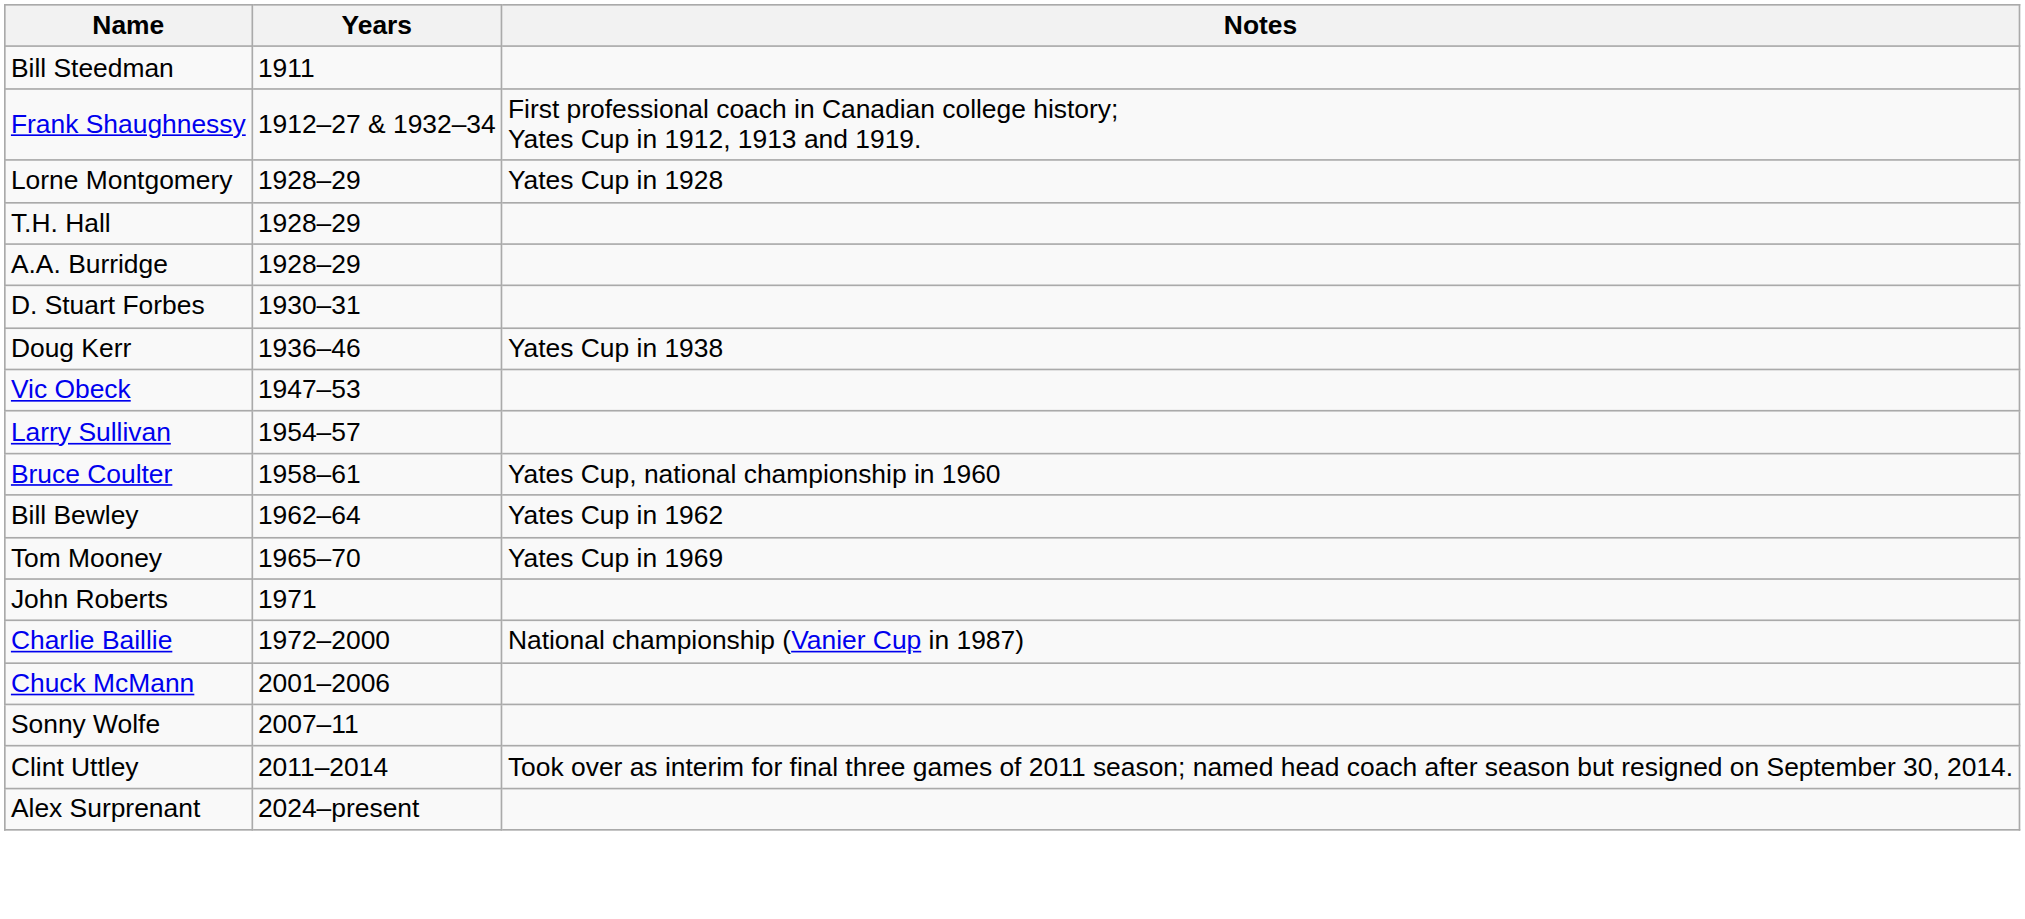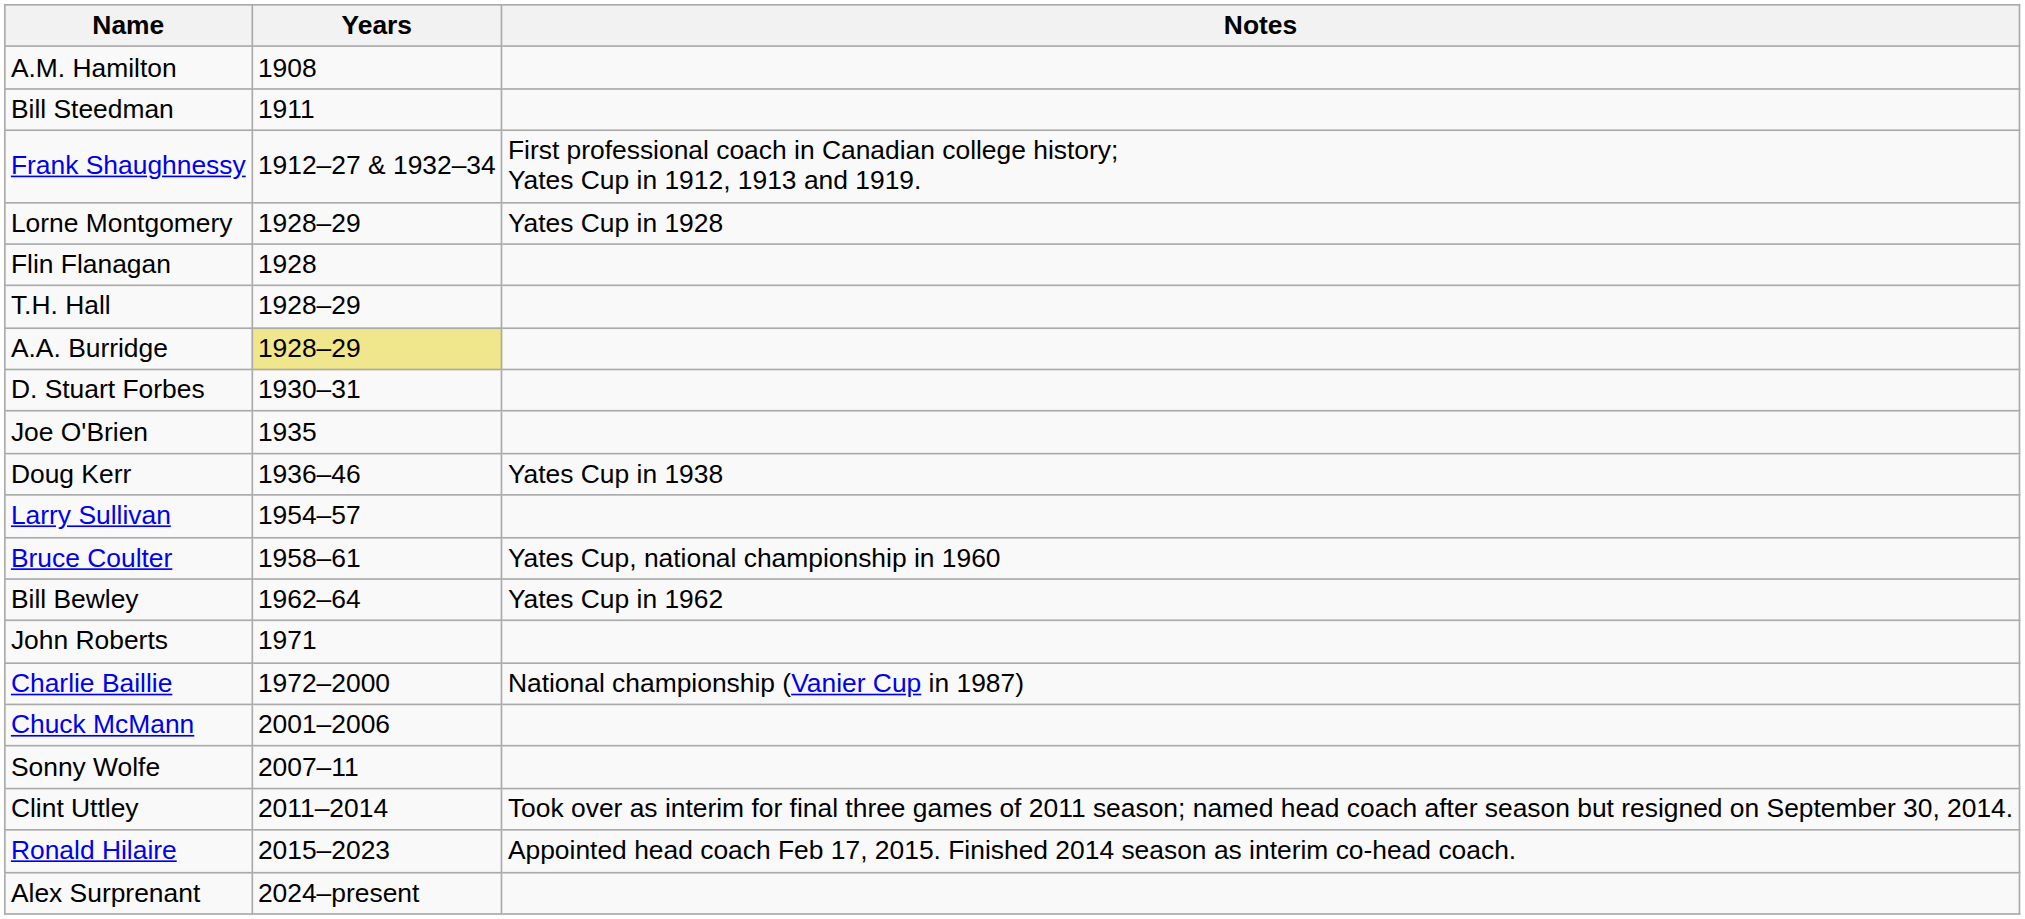+ row: (94, 67)
+ row: (91, 264)
(309, 264) no background -> (309, 348) khaki background
+ row: (79, 431)
- row: (71, 390)
- row: (86, 557)
+ row: (94, 850)
